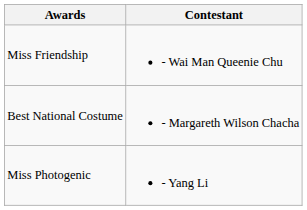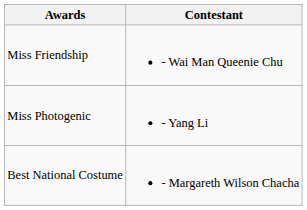rows swapped: (49, 175) <-> (65, 115)
